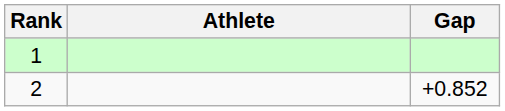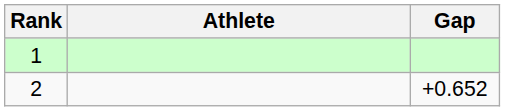(455, 88) +0.852 -> (455, 88) +0.652
